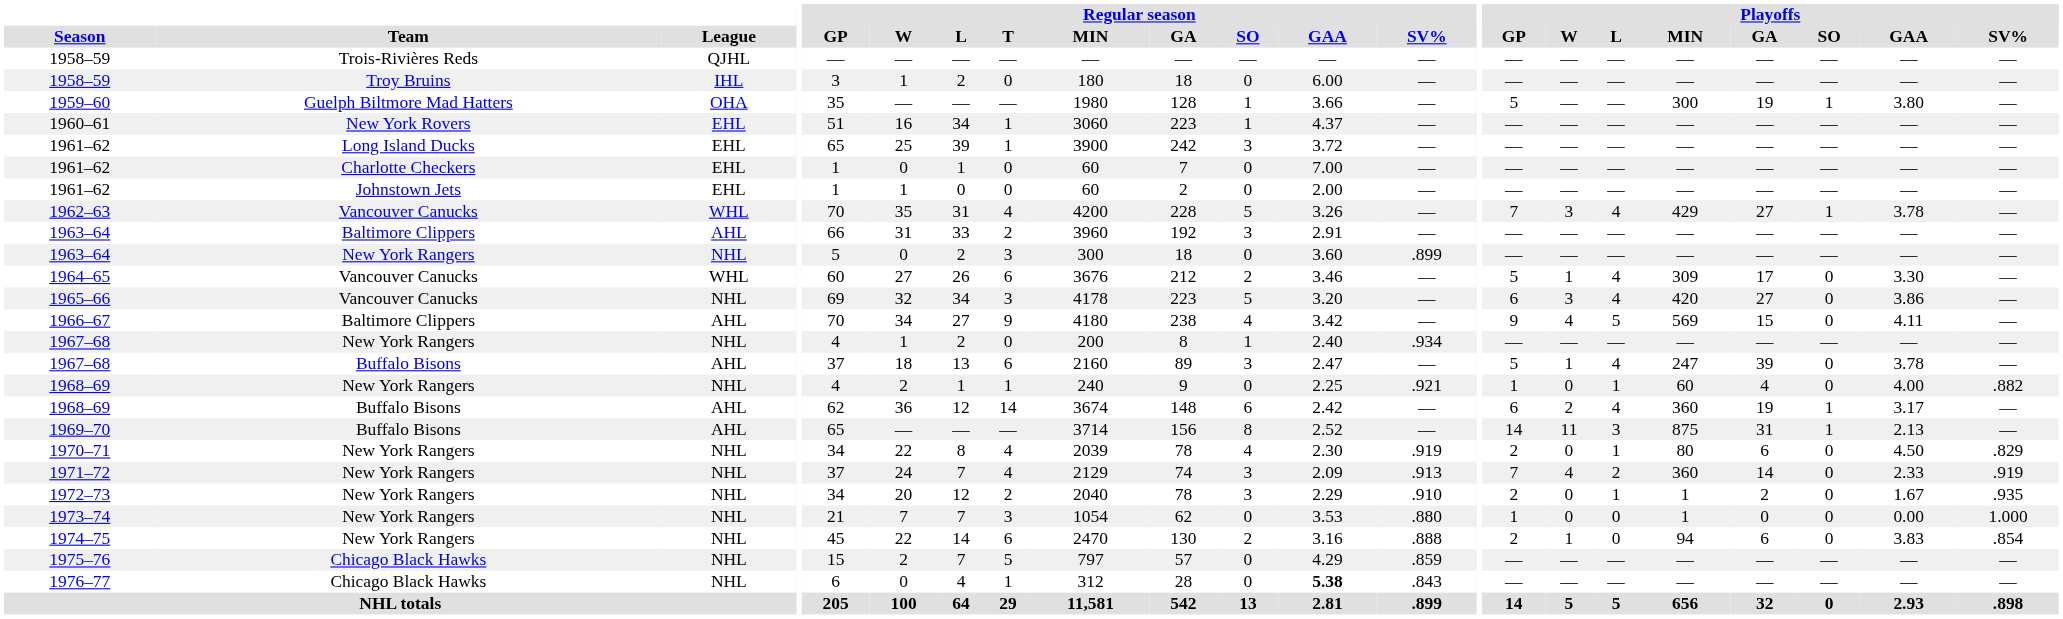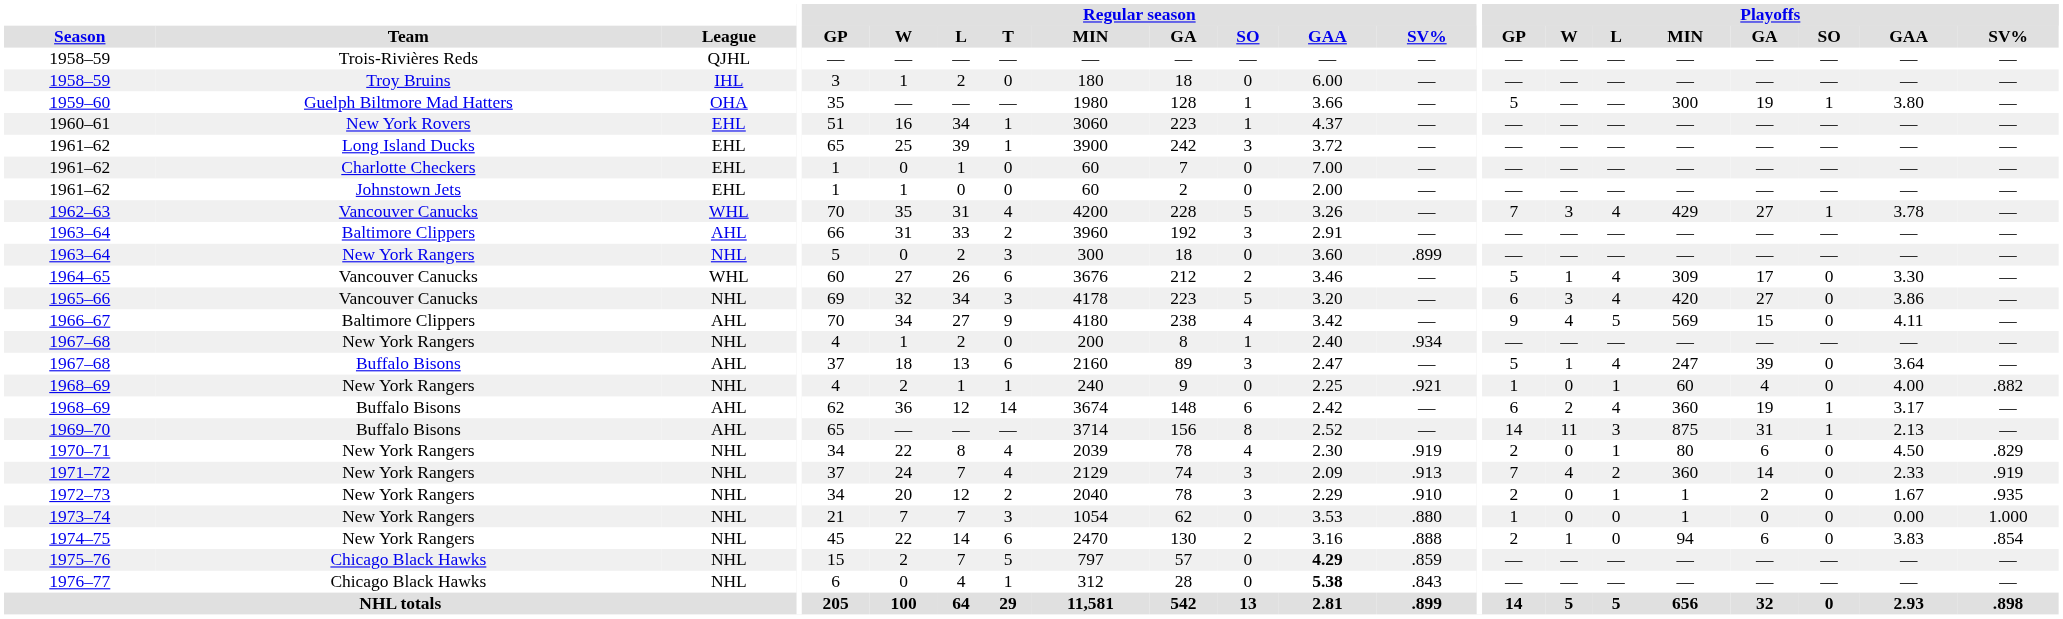(1909, 363) 3.78 -> (1909, 363) 3.64
(1327, 559) normal -> (1327, 559) bold
